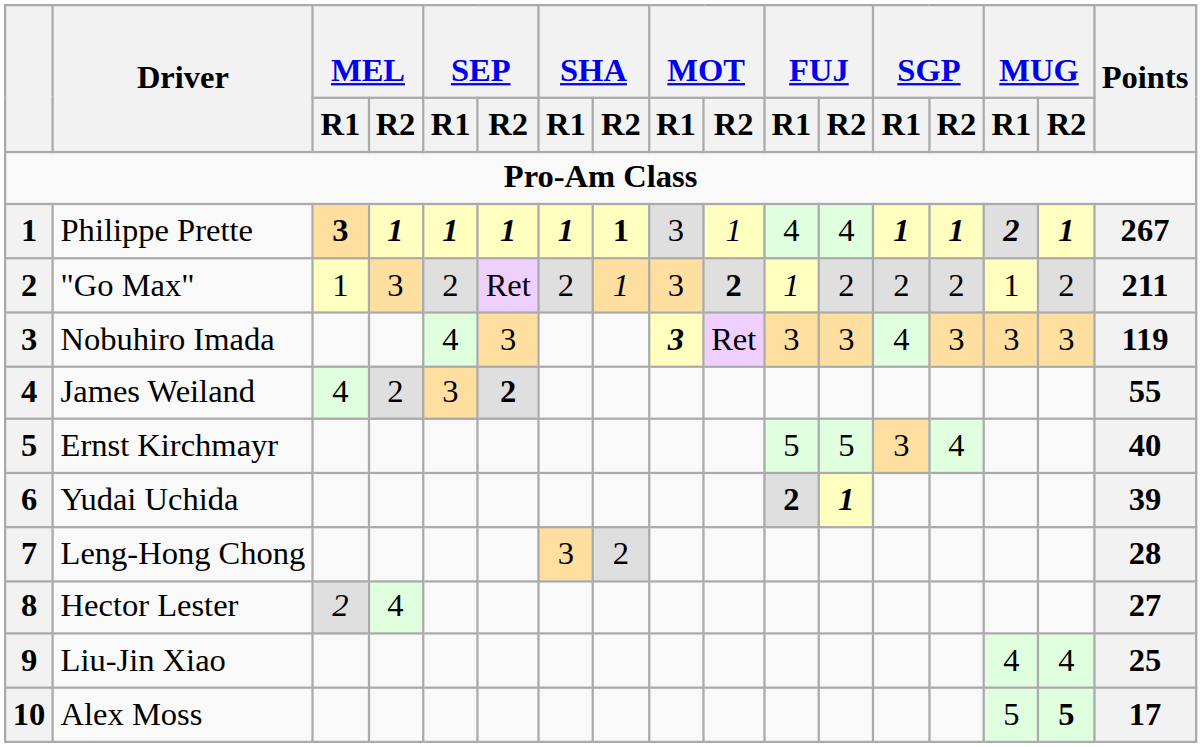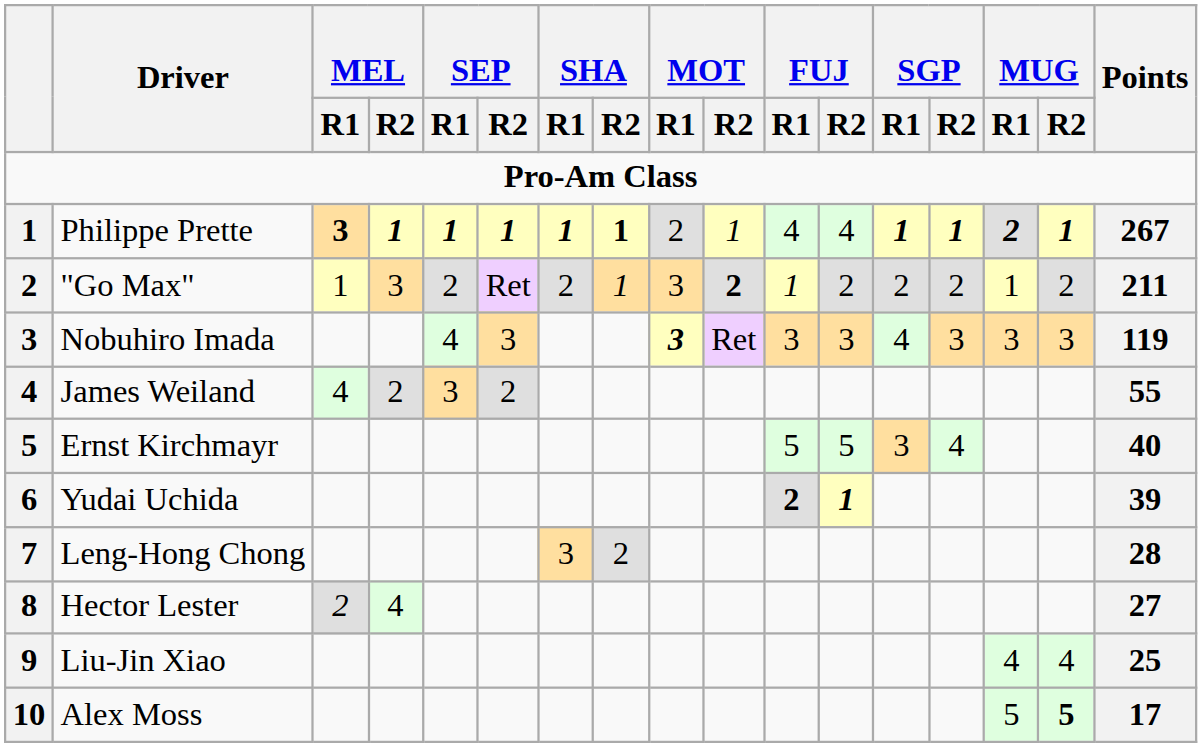(676, 231) 3 -> (676, 231) 2
(508, 392) bold -> (508, 392) normal
